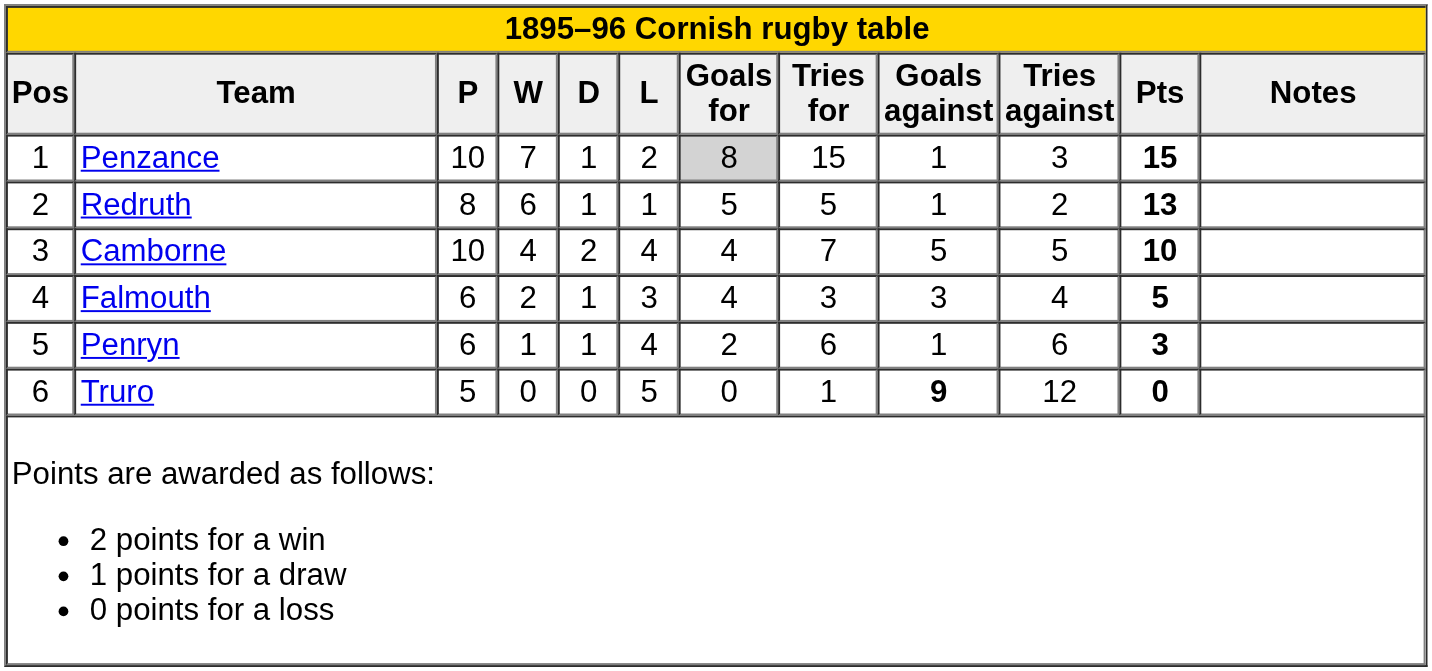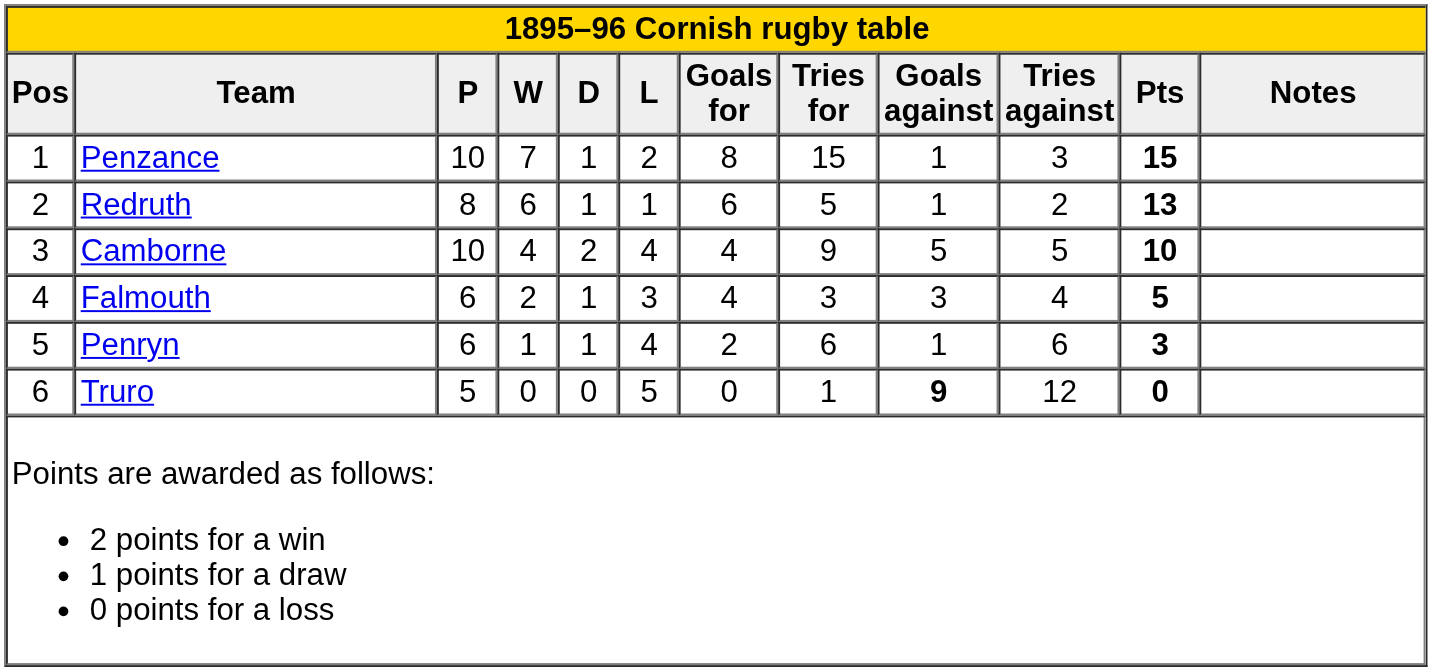(729, 157) lightgrey background -> (729, 157) no background
(729, 204) 5 -> (729, 204) 6
(829, 251) 7 -> (829, 251) 9
